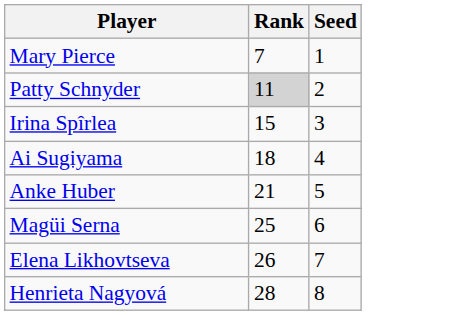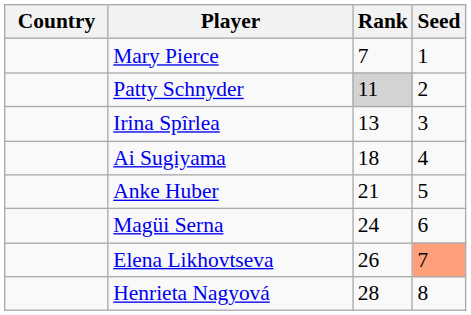+ column: (57, 21)
(265, 123) 15 -> (368, 123) 13
(265, 225) 25 -> (368, 225) 24
(319, 259) no background -> (423, 259) lightsalmon background
